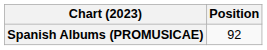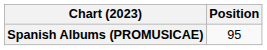(234, 34) 92 -> (234, 34) 95
